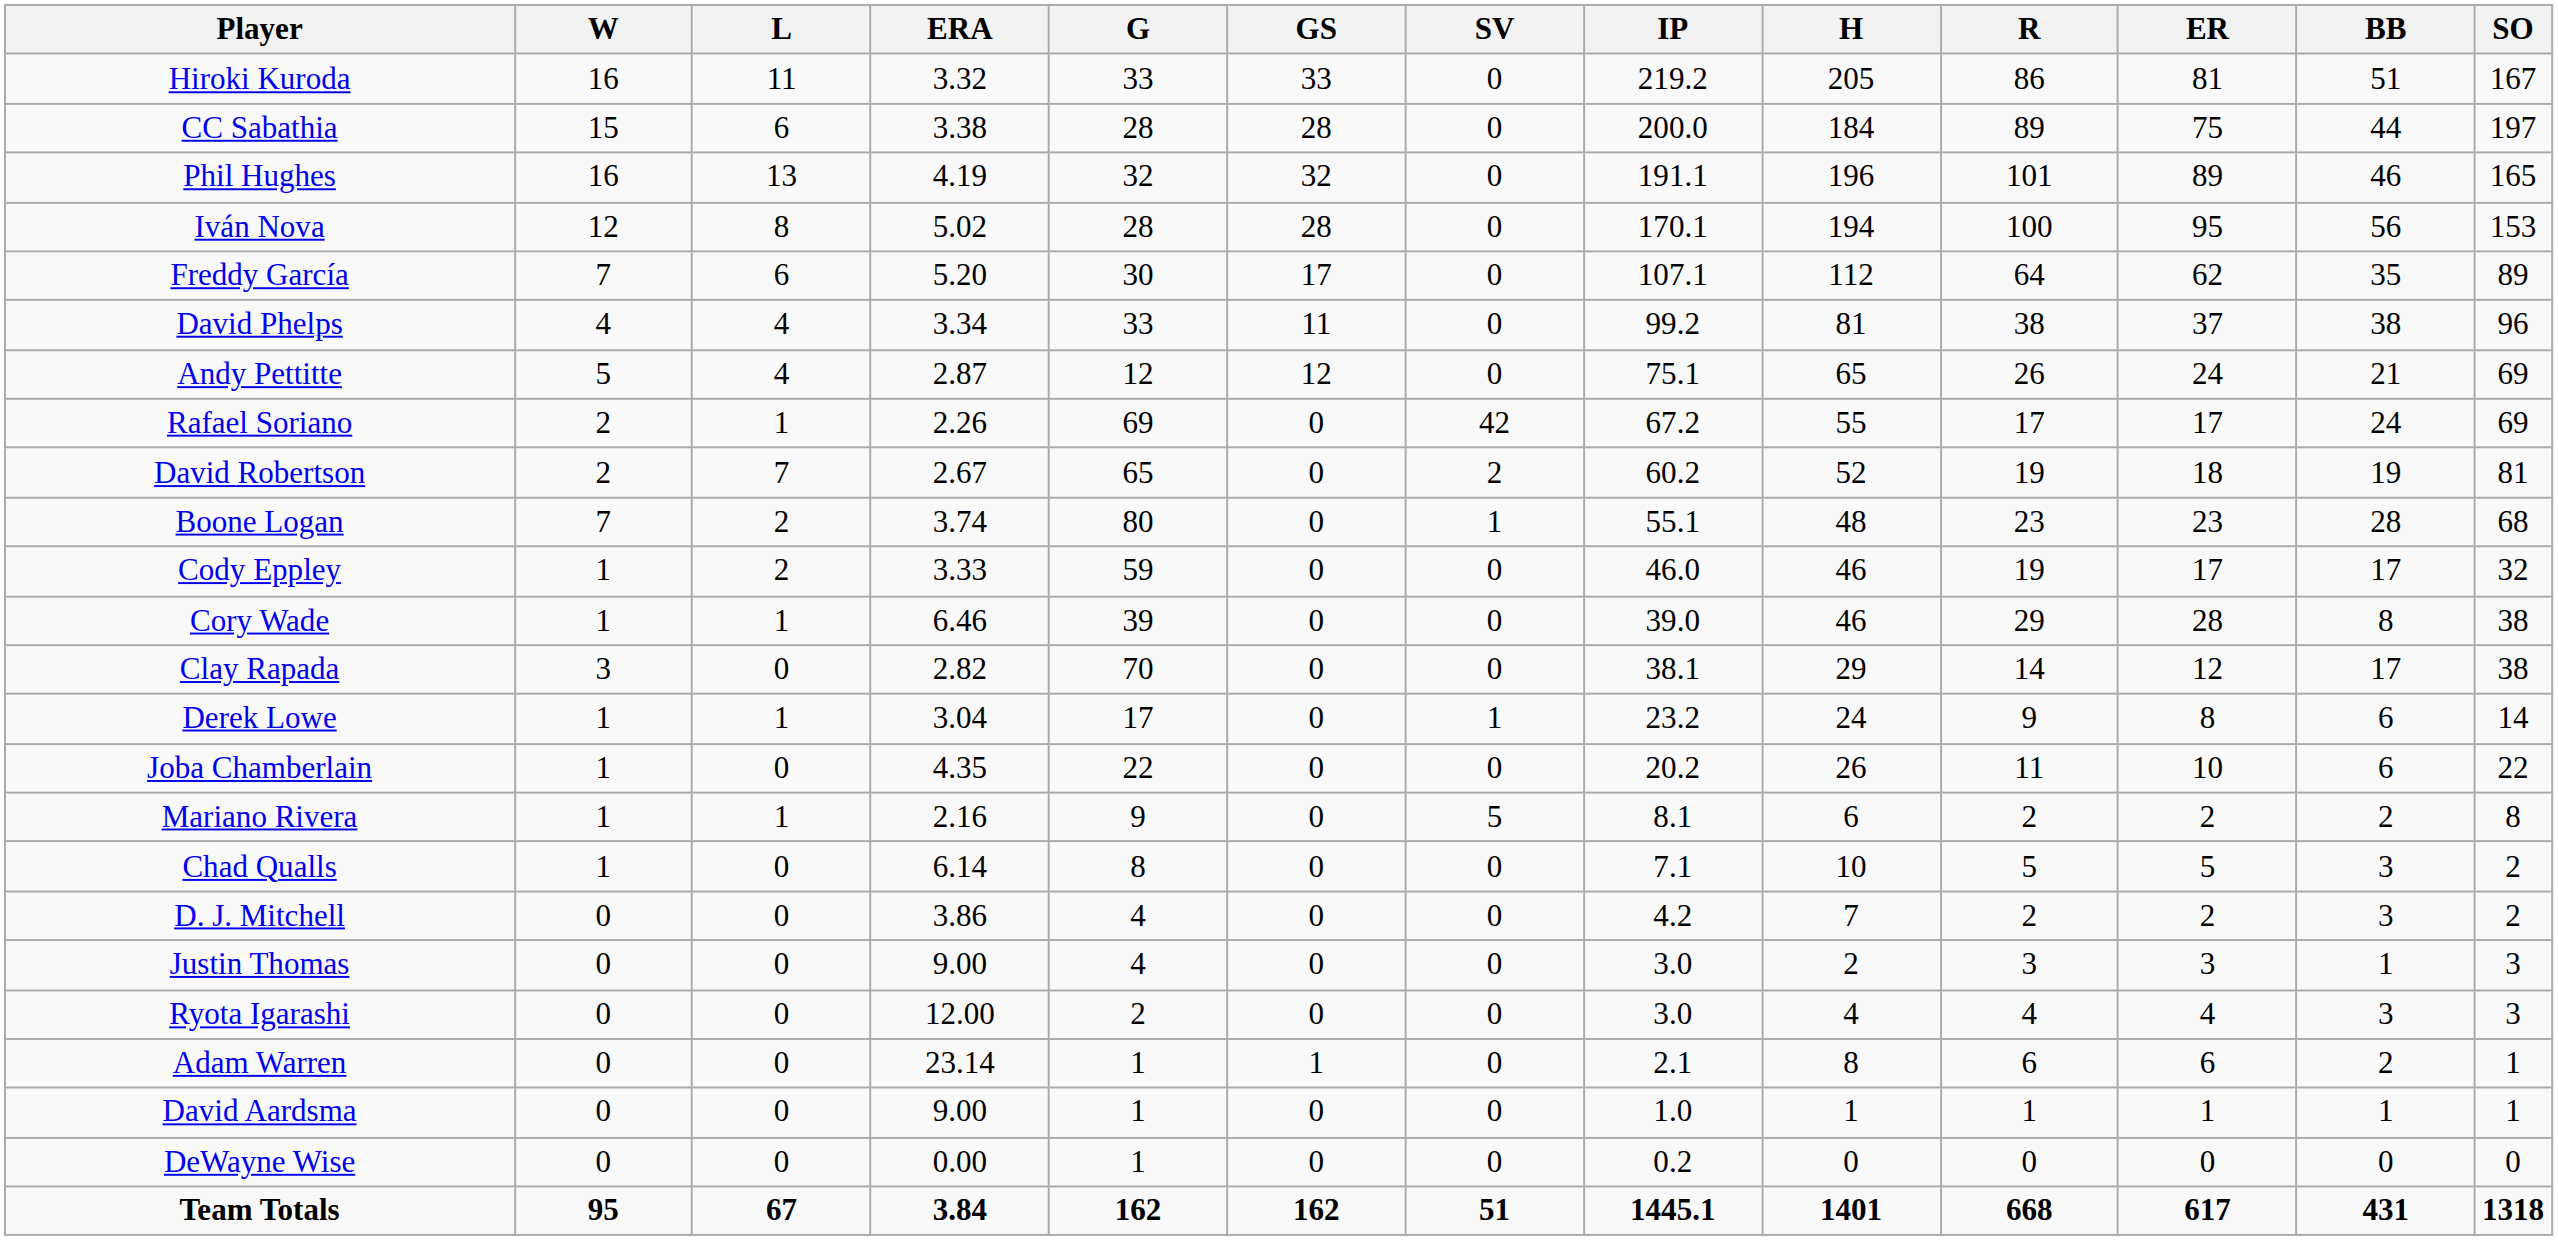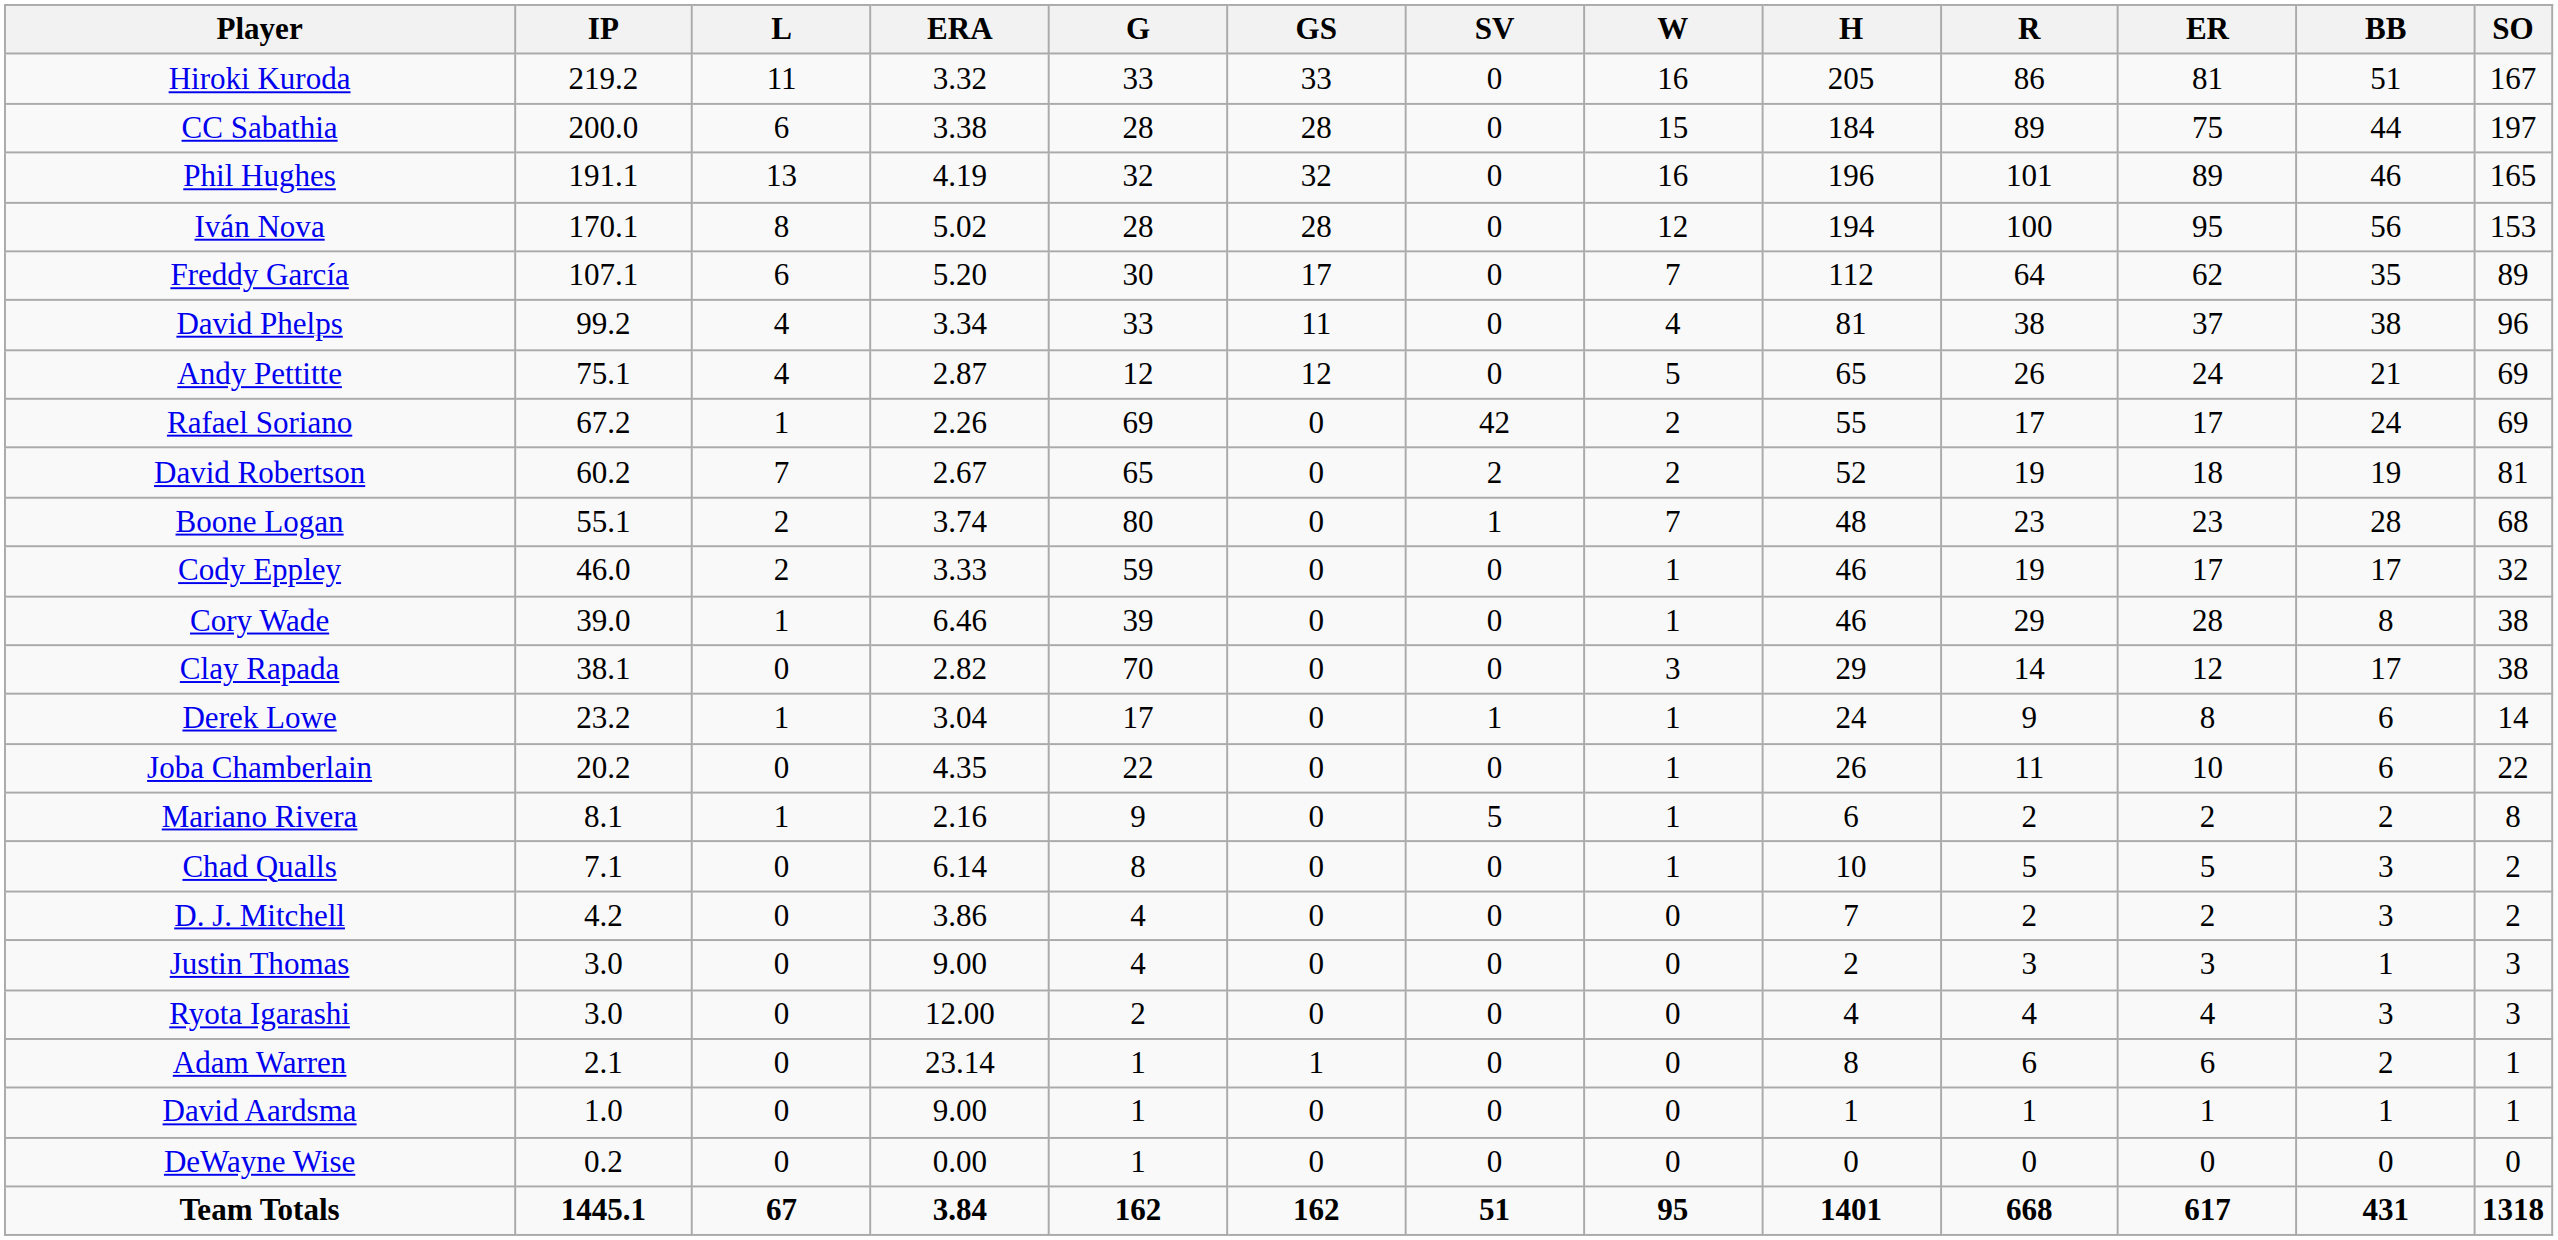columns swapped: (603, 29) <-> (1673, 29)
